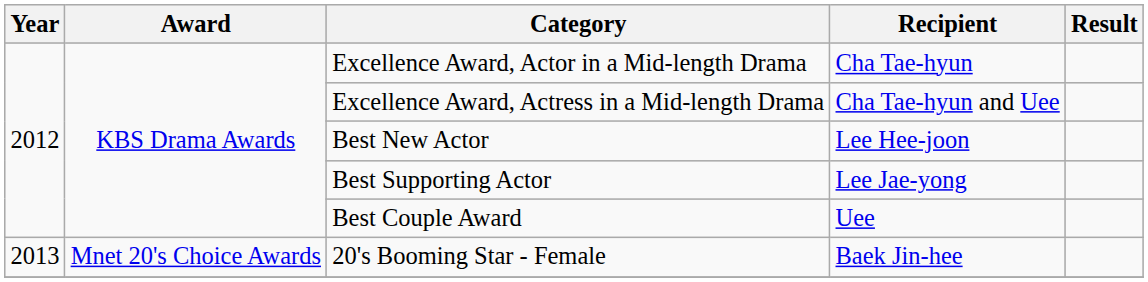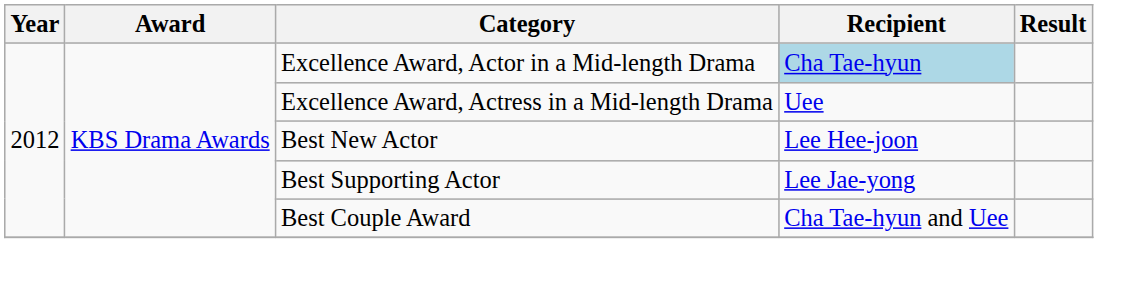(904, 62) no background -> (853, 62) lightblue background
(948, 101) Cha Tae-hyun and Uee -> (804, 101) Uee
(855, 218) Uee -> (896, 218) Cha Tae-hyun and Uee
- row: (469, 256)
